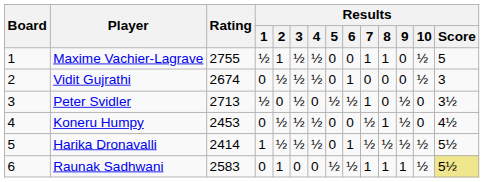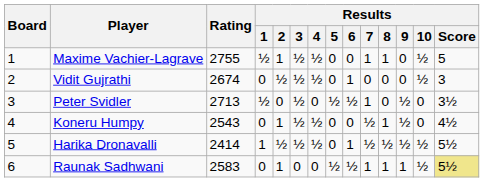(225, 123) 2453 -> (225, 123) 2543
(281, 123) ½ -> (280, 123) 1
